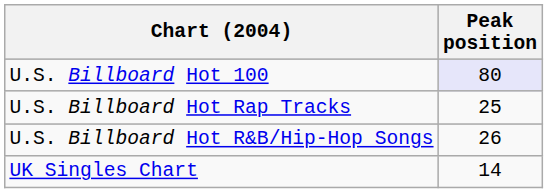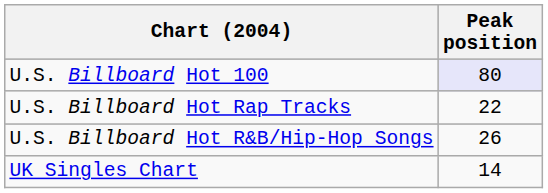(490, 107) 25 -> (490, 107) 22
